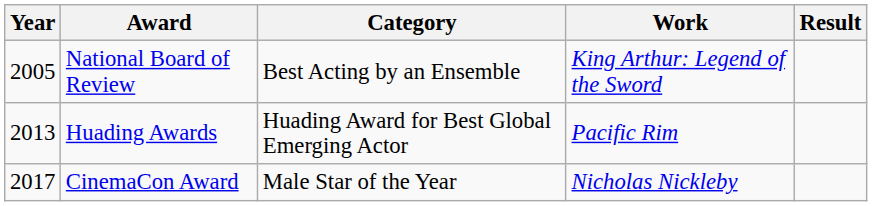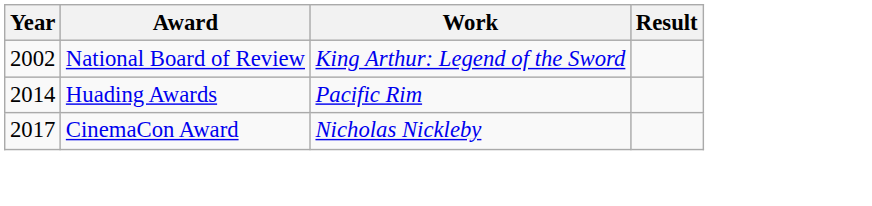- column: (412, 22)
(33, 71) 2005 -> (33, 58) 2002
(33, 132) 2013 -> (33, 94) 2014
